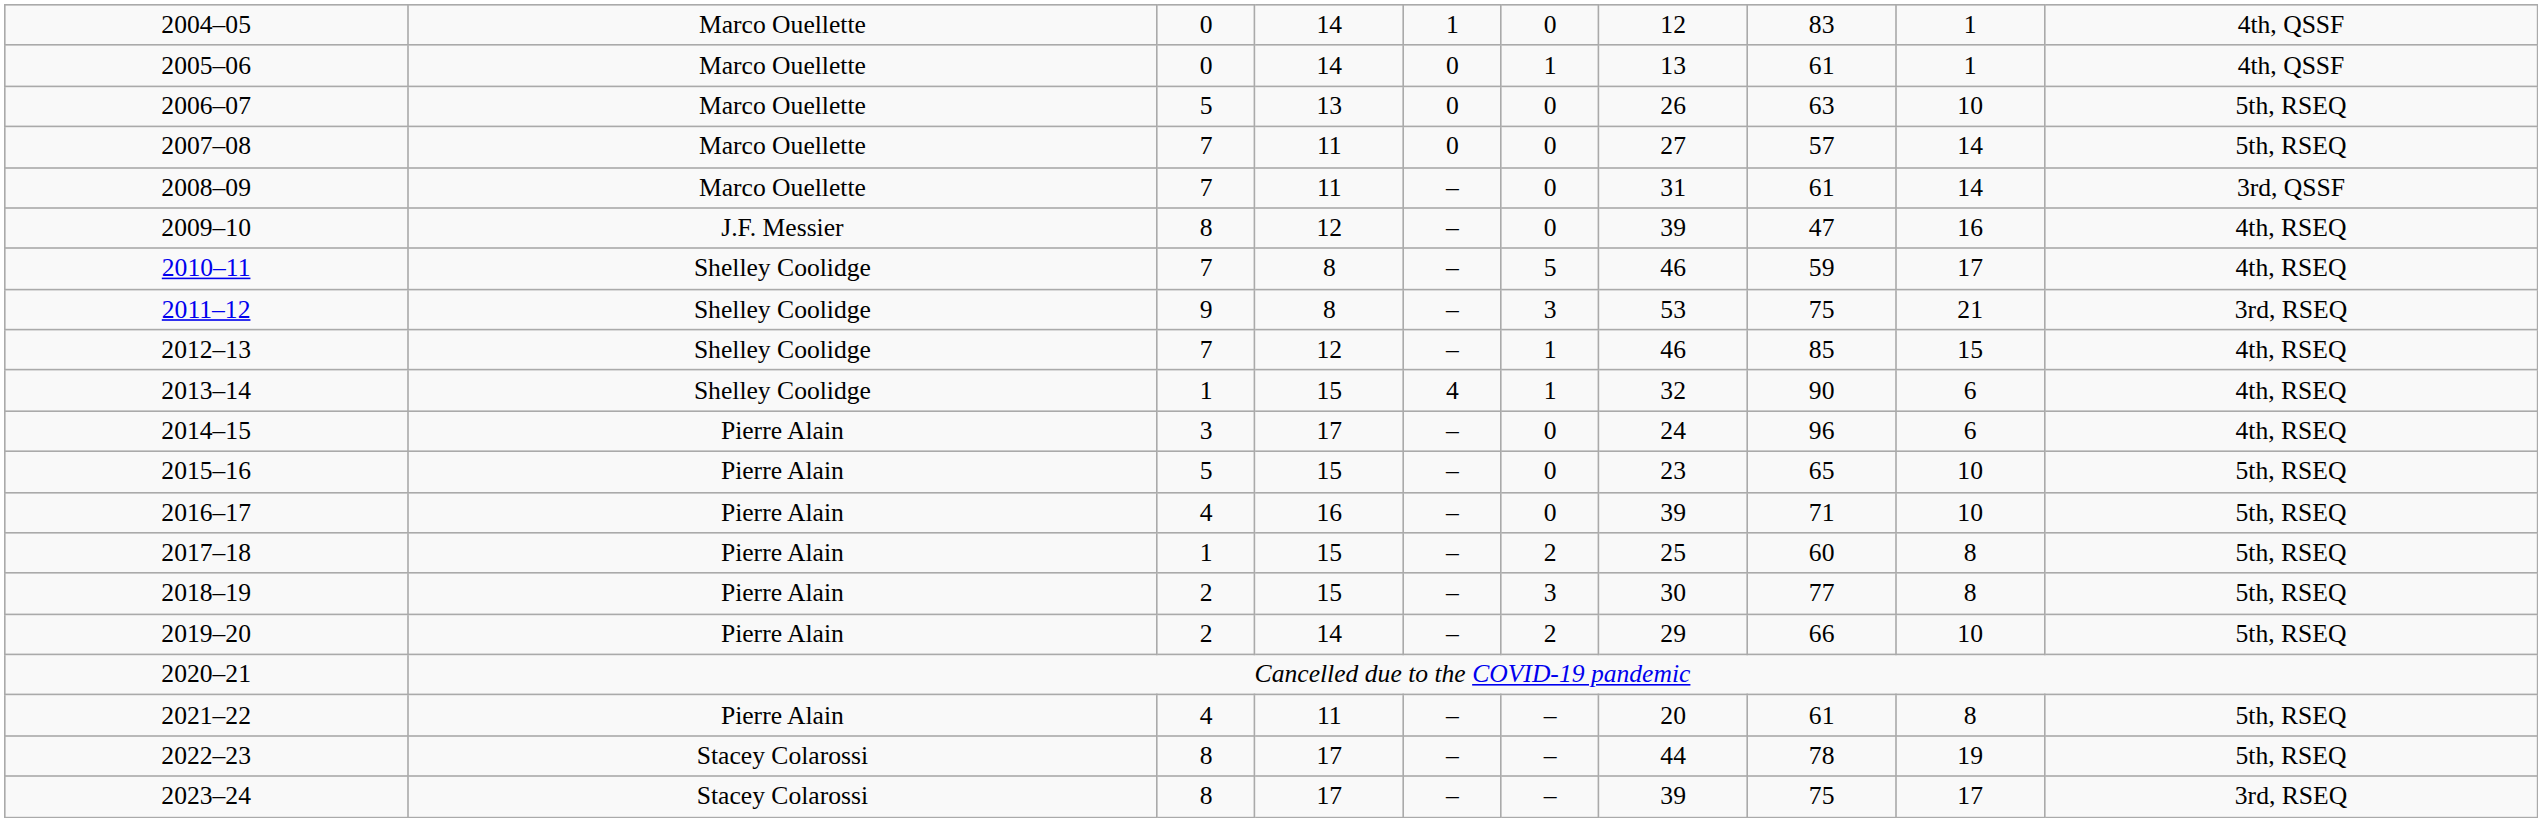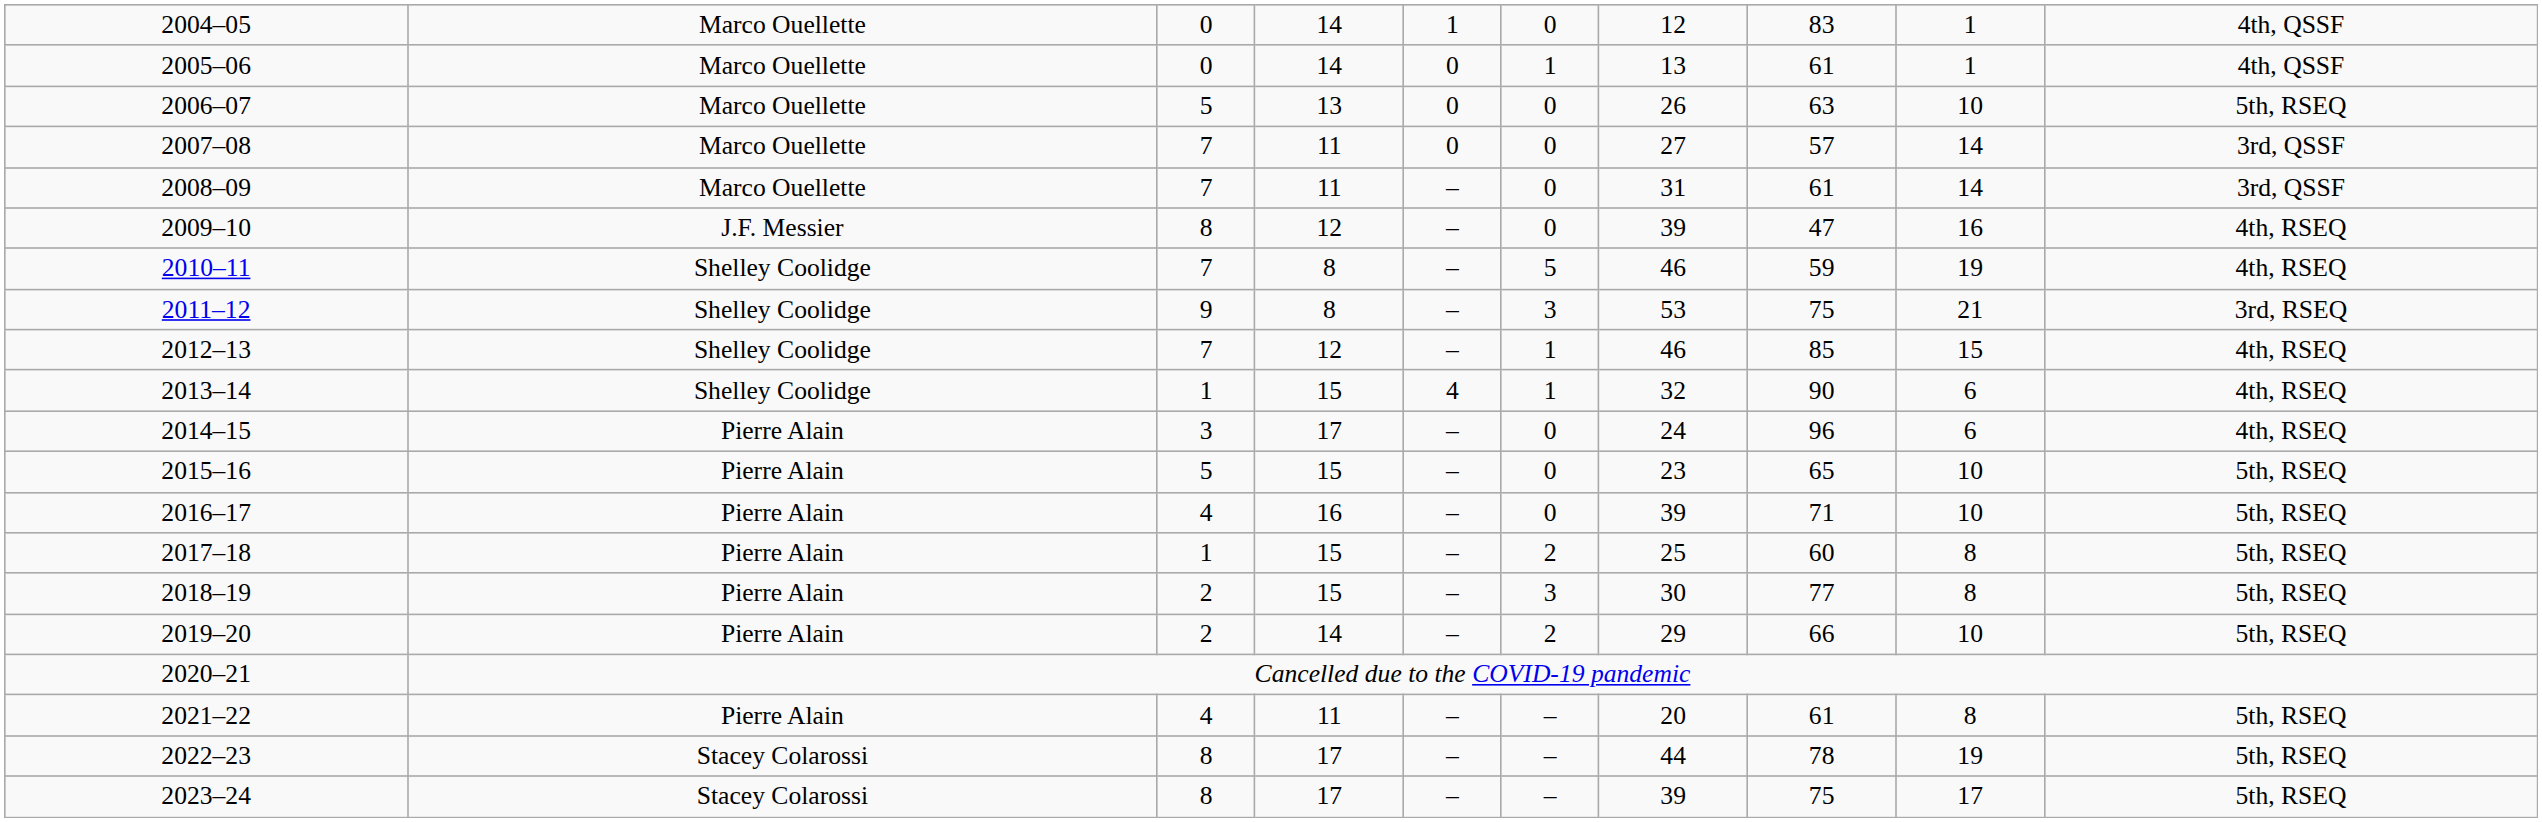(2291, 146) 5th, RSEQ -> (2291, 146) 3rd, QSSF
(1970, 268) 17 -> (1970, 268) 19
(2291, 796) 3rd, RSEQ -> (2291, 796) 5th, RSEQ
